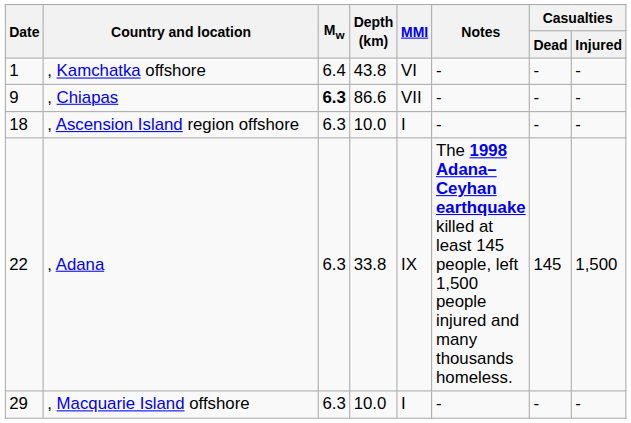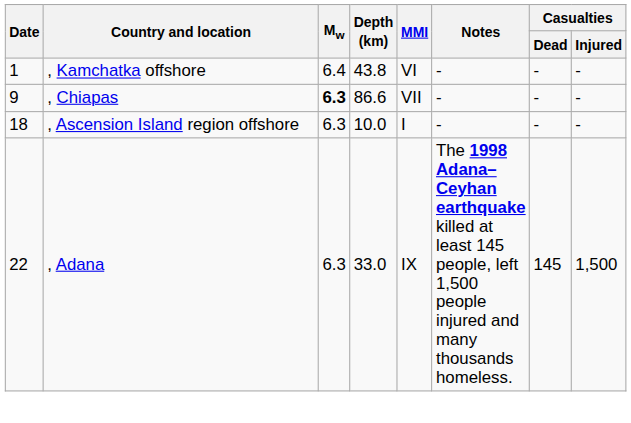(370, 264) 33.8 -> (370, 264) 33.0
- row: (148, 404)
